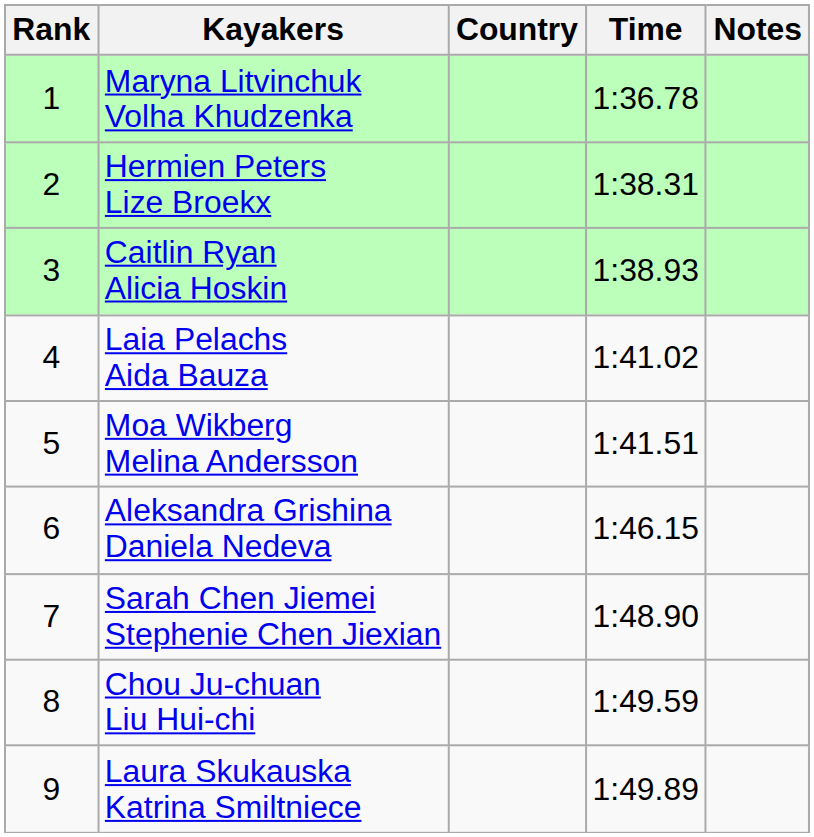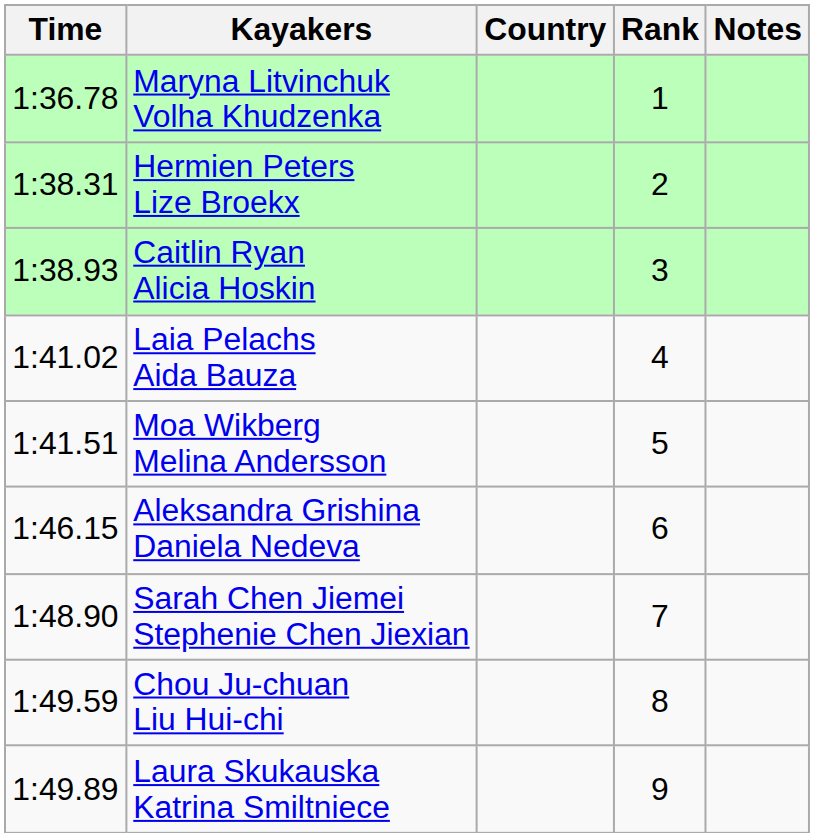columns swapped: (51, 29) <-> (646, 29)
